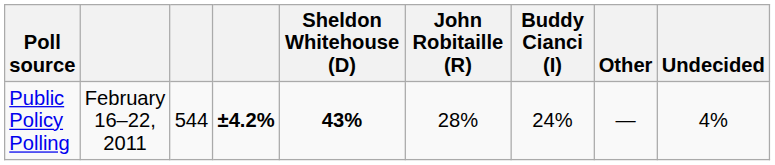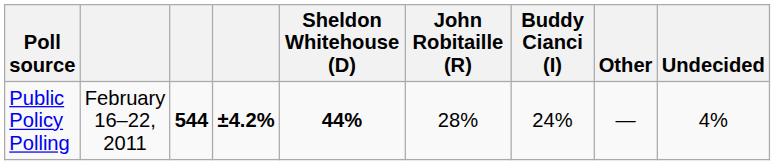(191, 120) normal -> (191, 120) bold
(342, 120) 43% -> (342, 120) 44%
